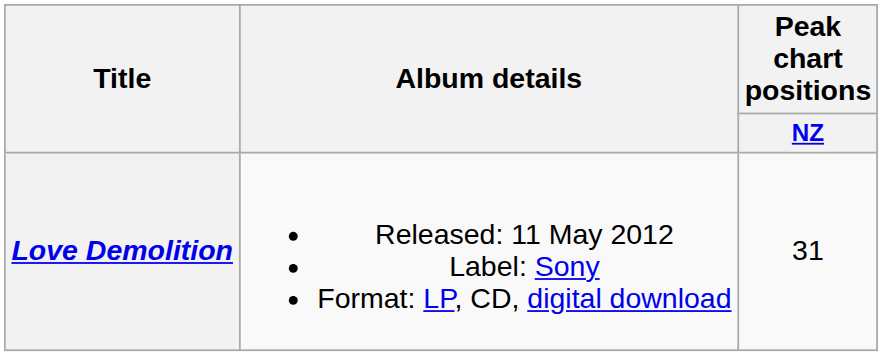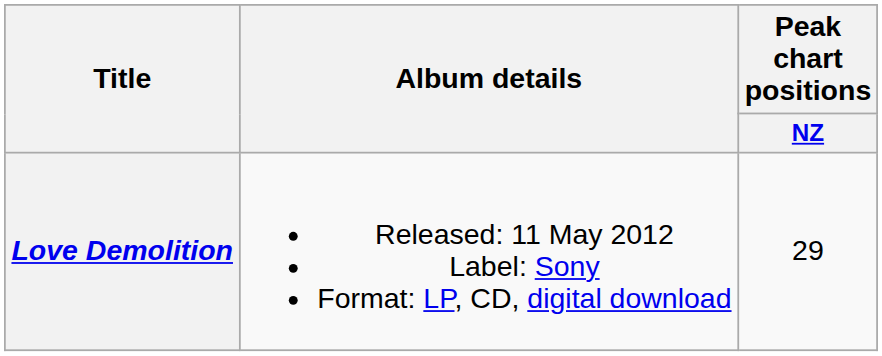(808, 251) 31 -> (808, 251) 29
